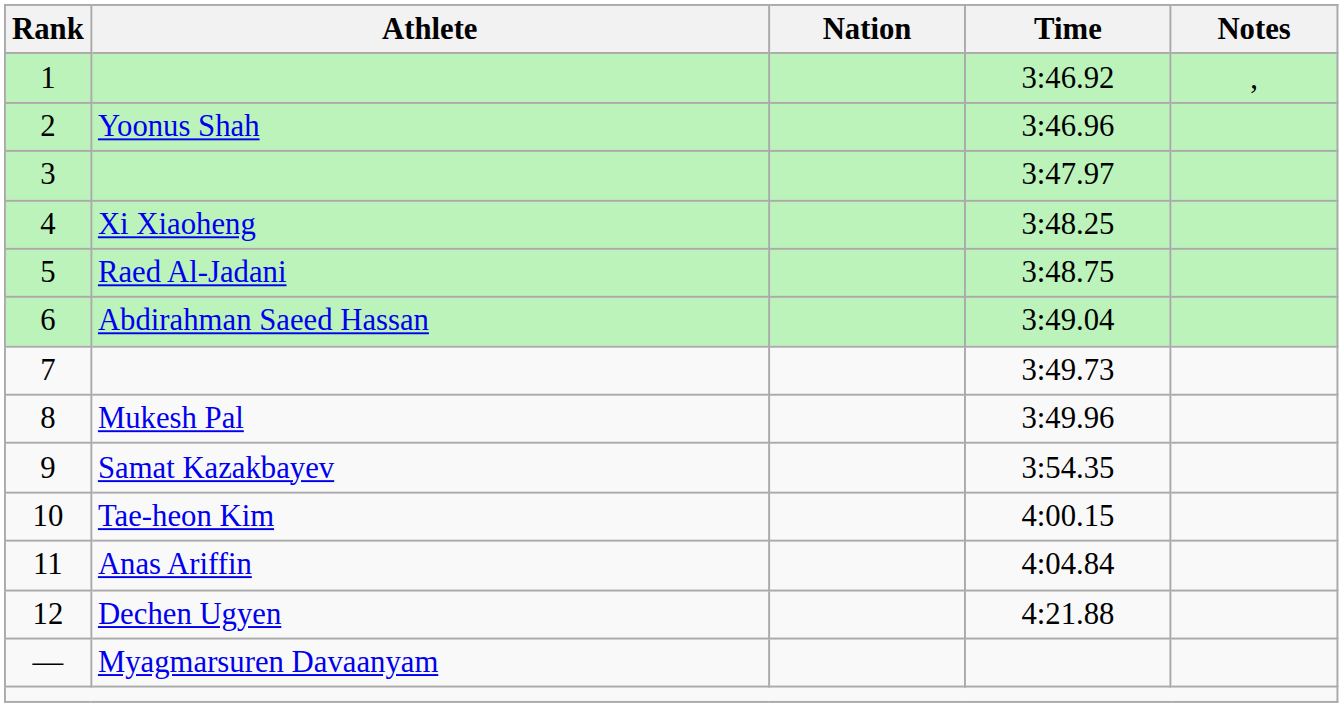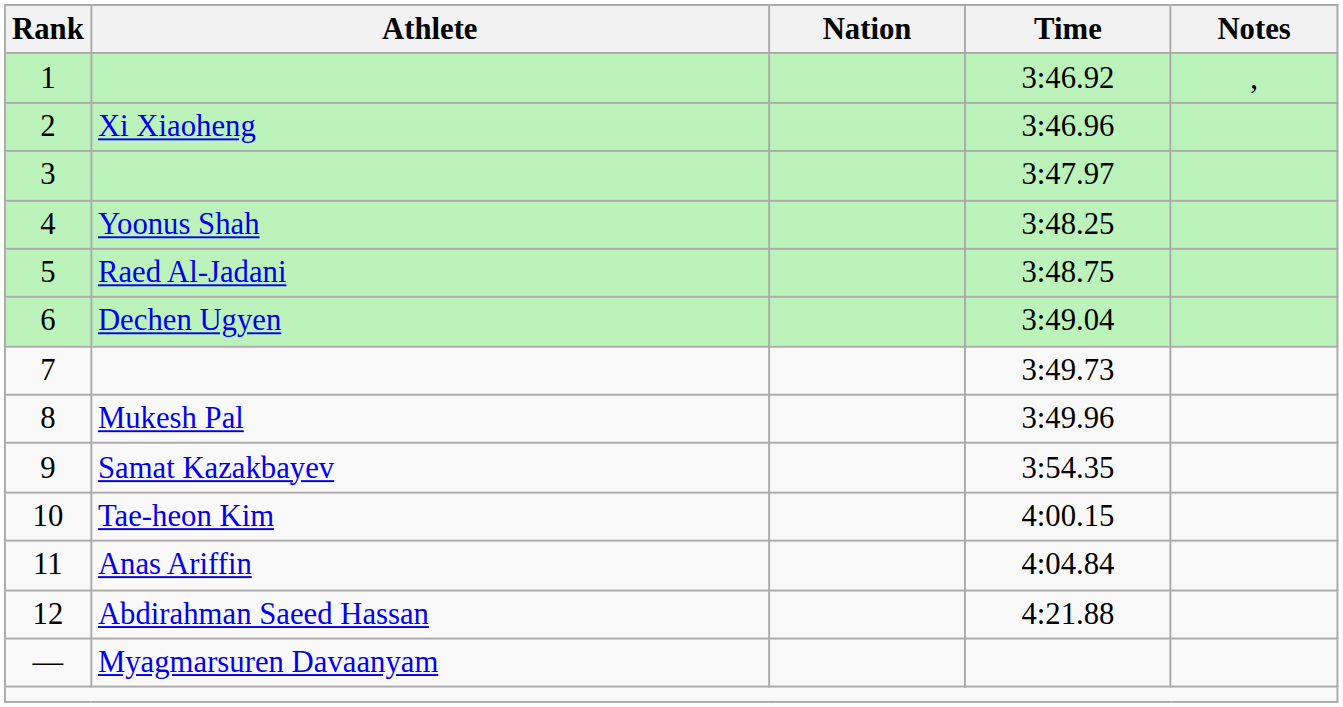(179, 126) Yoonus Shah -> (177, 126) Xi Xiaoheng
(177, 223) Xi Xiaoheng -> (179, 223) Yoonus Shah
(263, 321) Abdirahman Saeed Hassan -> (190, 321) Dechen Ugyen
(190, 613) Dechen Ugyen -> (263, 613) Abdirahman Saeed Hassan
